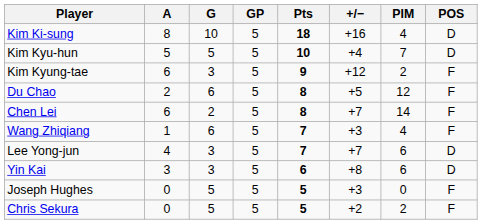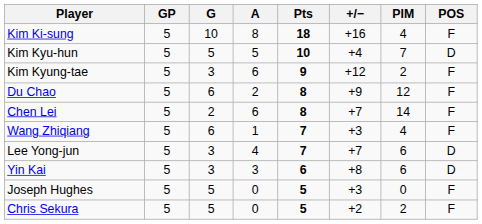columns swapped: (255, 14) <-> (167, 14)
(451, 33) D -> (451, 33) F
(355, 92) +5 -> (355, 92) +9
